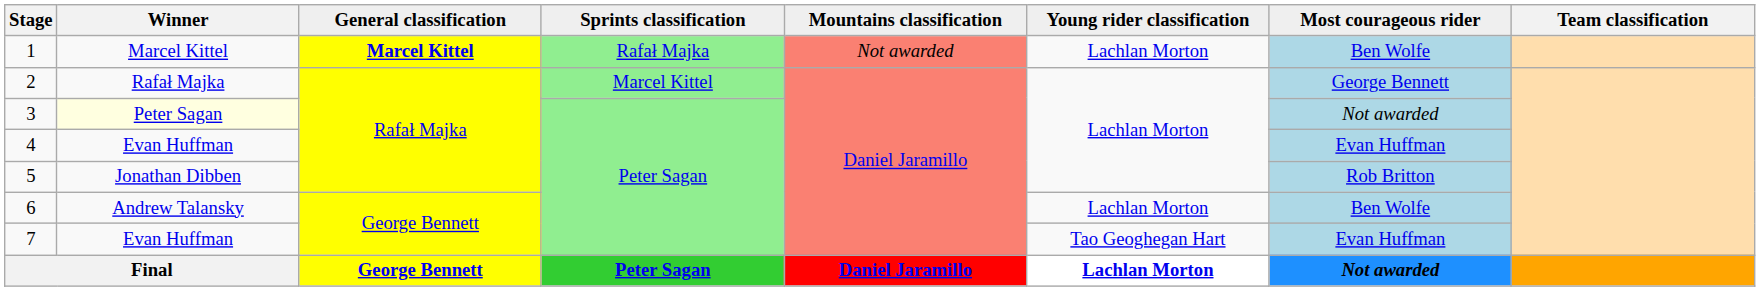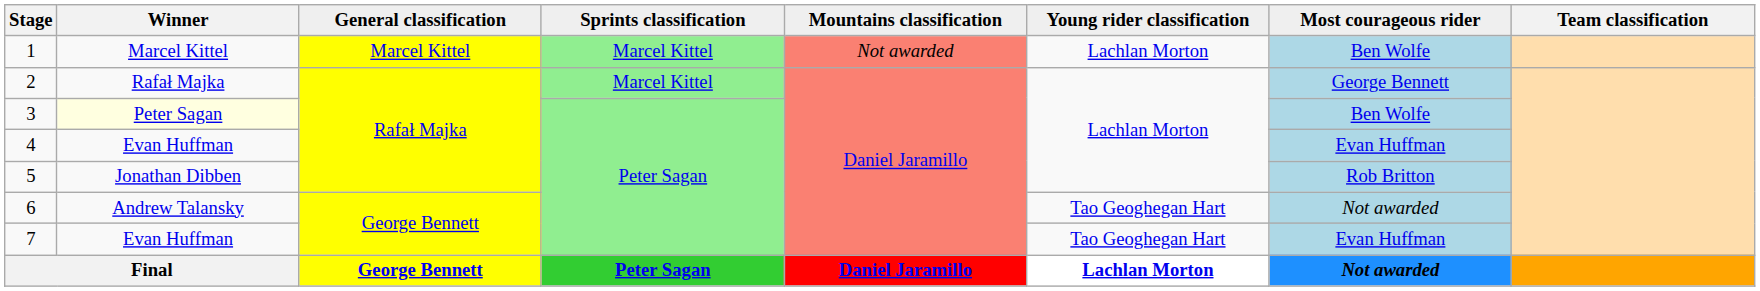(420, 51) bold -> (420, 51) normal
(663, 51) Rafał Majka -> (663, 51) Marcel Kittel
(1390, 114) Not awarded -> (1390, 114) Ben Wolfe
(1148, 207) Lachlan Morton -> (1148, 207) Tao Geoghegan Hart
(1390, 207) Ben Wolfe -> (1390, 207) Not awarded
